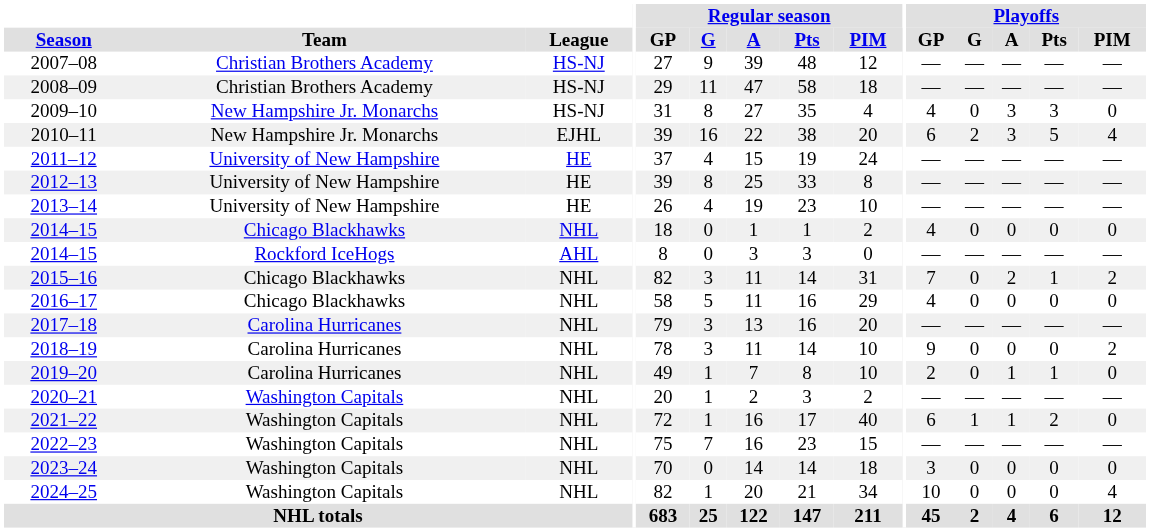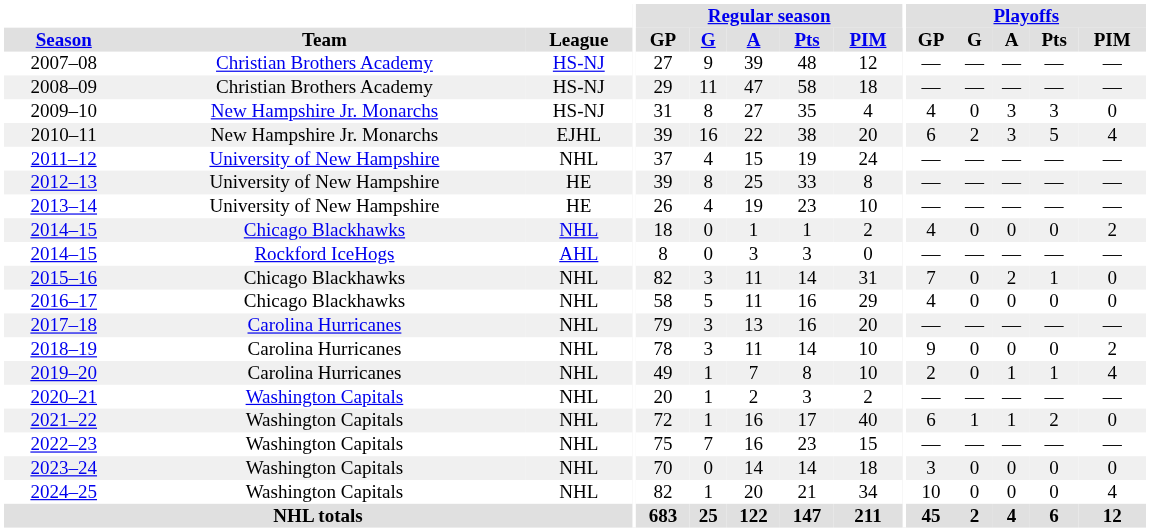(579, 158) HE -> (579, 158) NHL
(1112, 230) 0 -> (1112, 230) 2
(1112, 277) 2 -> (1112, 277) 0
(1112, 372) 0 -> (1112, 372) 4
